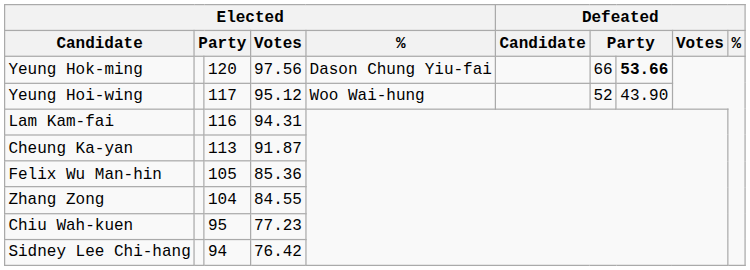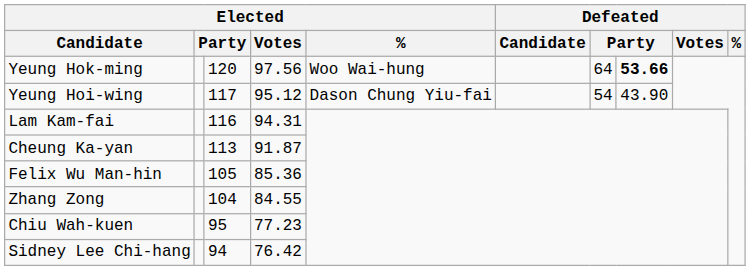(401, 70) Dason Chung Yiu-fai -> (367, 70) Woo Wai-hung
(603, 70) 66 -> (603, 70) 64
(367, 96) Woo Wai-hung -> (401, 96) Dason Chung Yiu-fai
(603, 96) 52 -> (603, 96) 54
